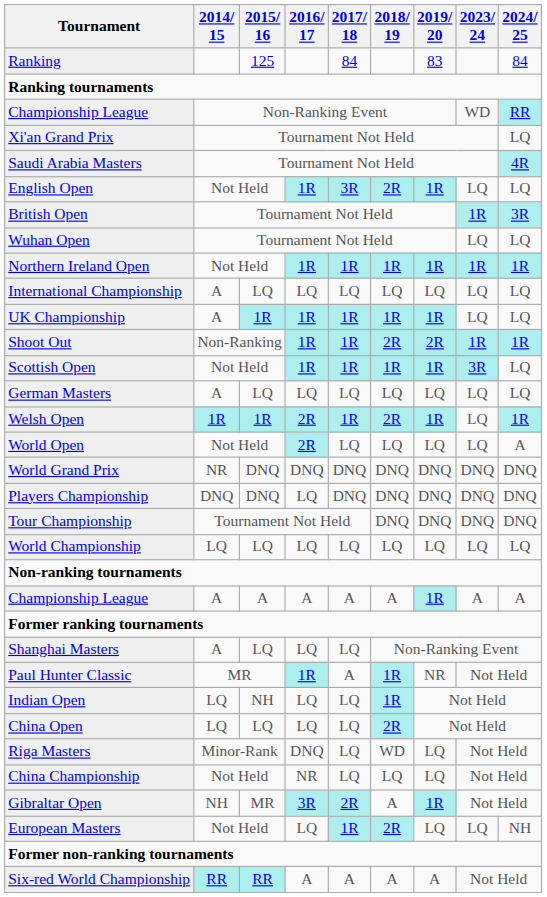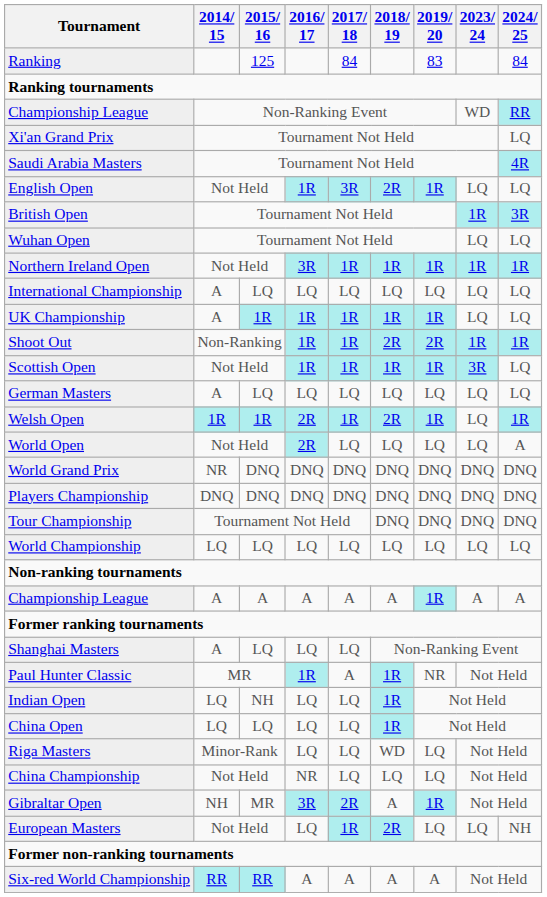(307, 265) 1R -> (307, 265) 3R
(307, 495) LQ -> (307, 495) DNQ
(392, 725) 2R -> (392, 725) 1R
(307, 751) DNQ -> (307, 751) LQ
